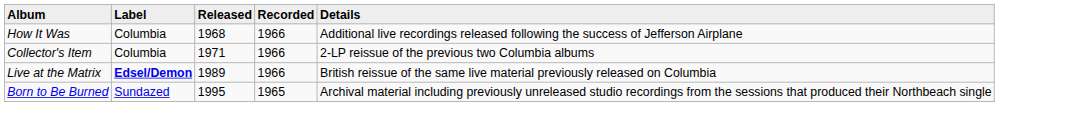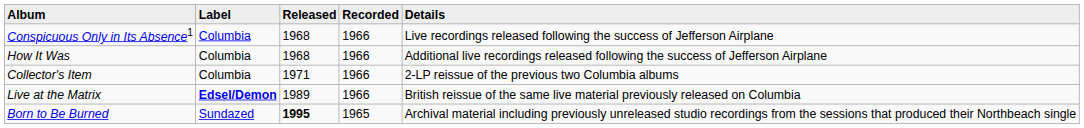+ row: (100, 35)
(212, 92) normal -> (296, 114) bold
